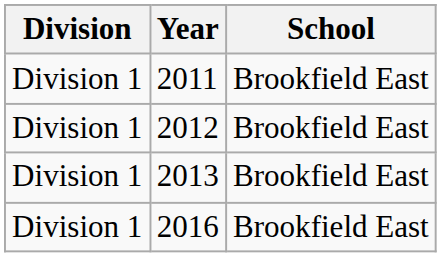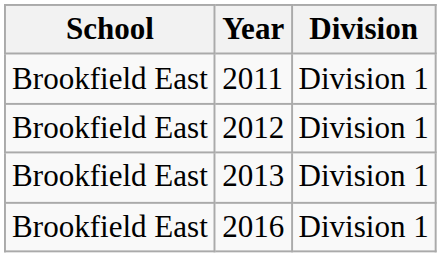columns swapped: (331, 29) <-> (77, 29)
